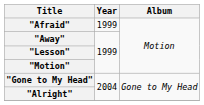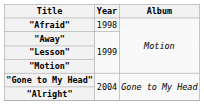(107, 25) 1999 -> (107, 25) 1998
